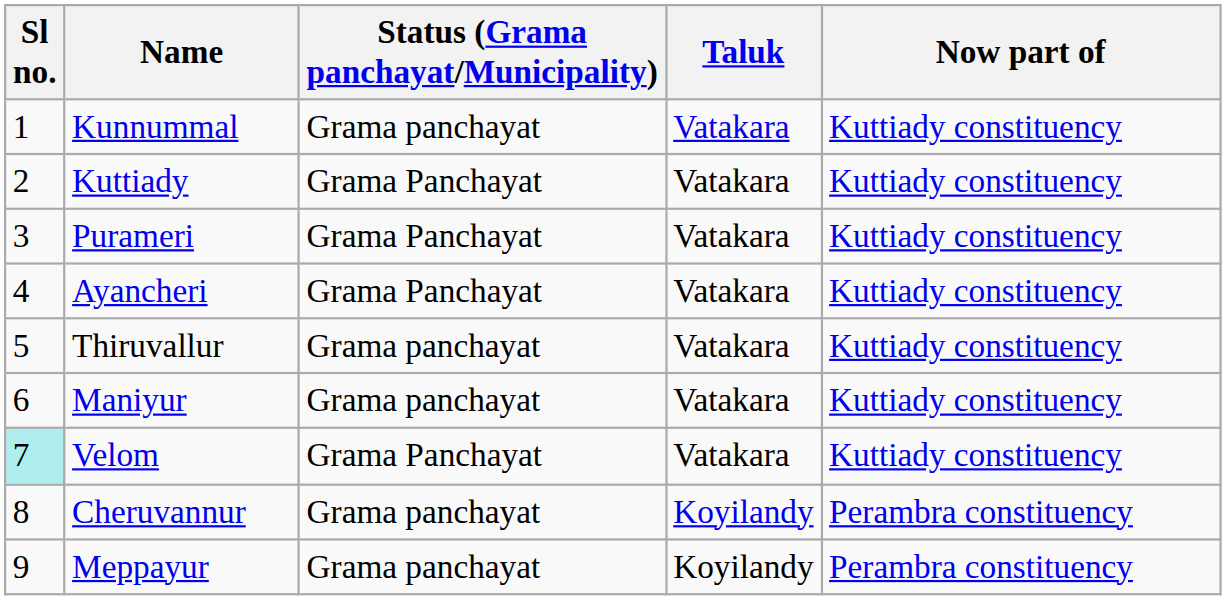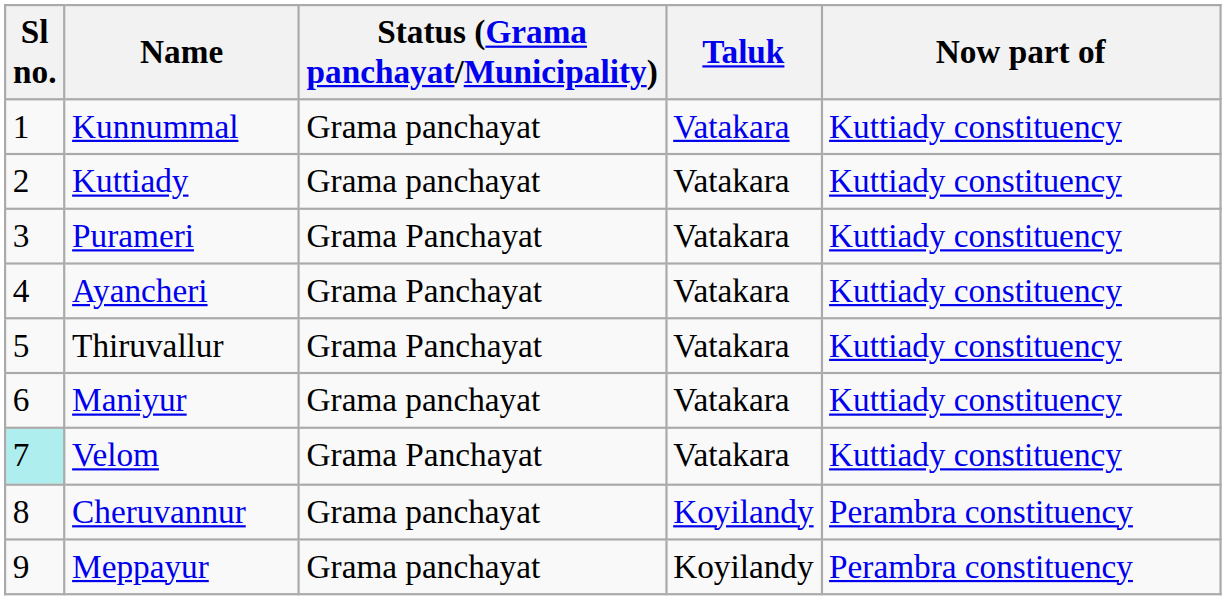(424, 181) Grama Panchayat -> (423, 181) Grama panchayat
(423, 345) Grama panchayat -> (424, 345) Grama Panchayat
